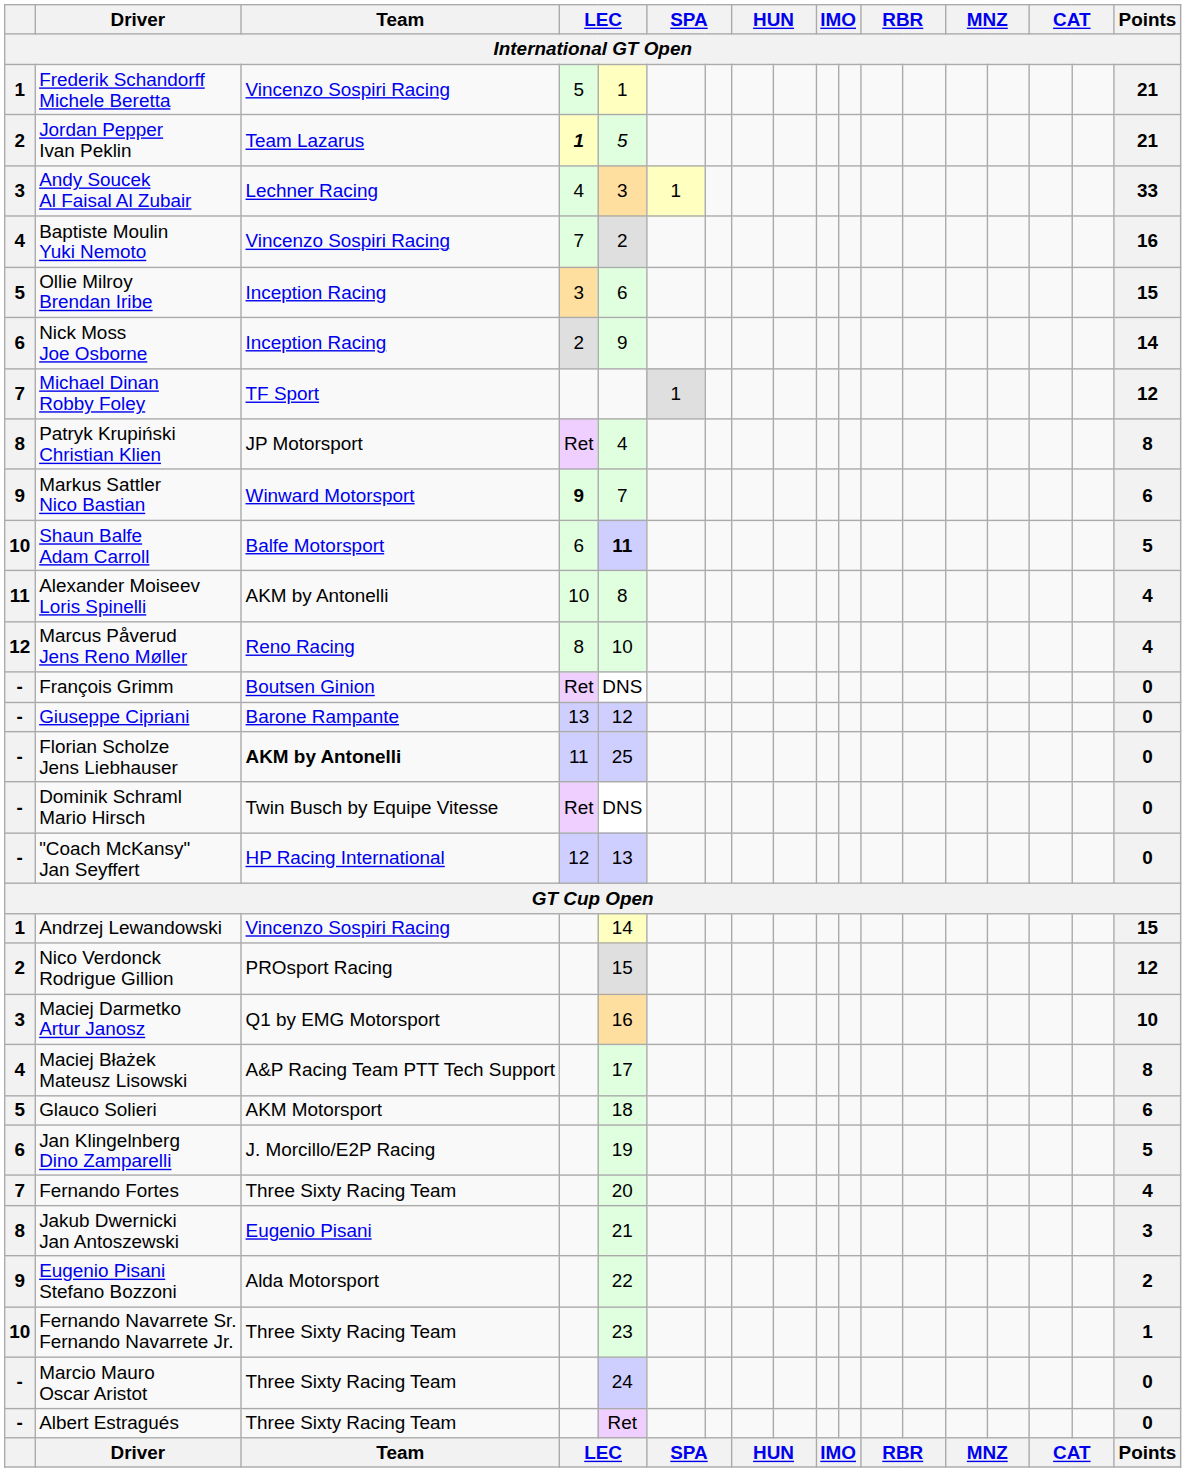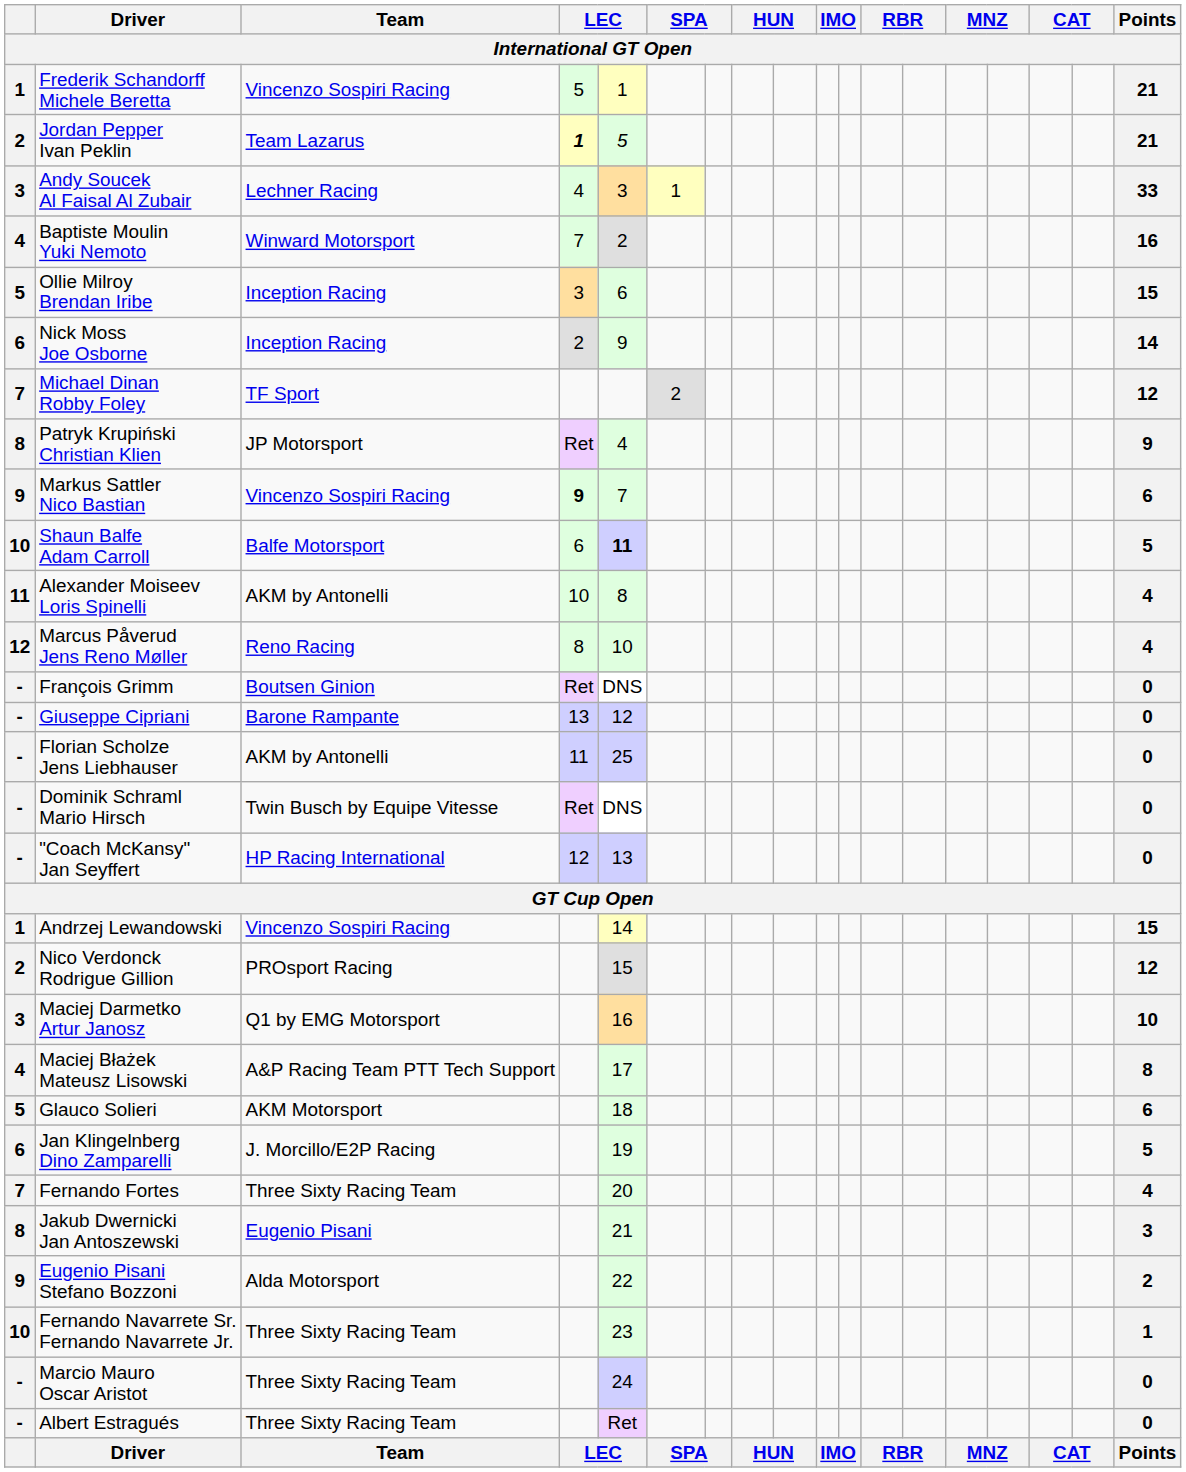(348, 241) Vincenzo Sospiri Racing -> (330, 241) Winward Motorsport
(676, 393) 1 -> (676, 393) 2
(1147, 444) 8 -> (1147, 444) 9
(330, 494) Winward Motorsport -> (348, 494) Vincenzo Sospiri Racing
(323, 757) bold -> (317, 757) normal
